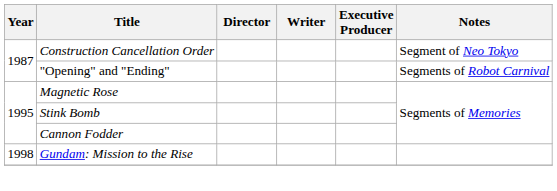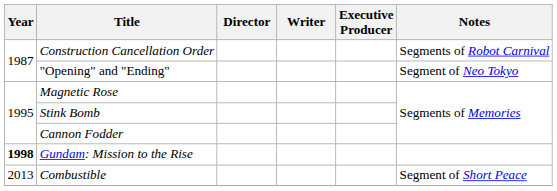(459, 50) Segment of Neo Tokyo -> (475, 50) Segments of Robot Carnival
(475, 71) Segments of Robot Carnival -> (459, 71) Segment of Neo Tokyo
(21, 154) normal -> (21, 154) bold
+ row: (73, 175)
